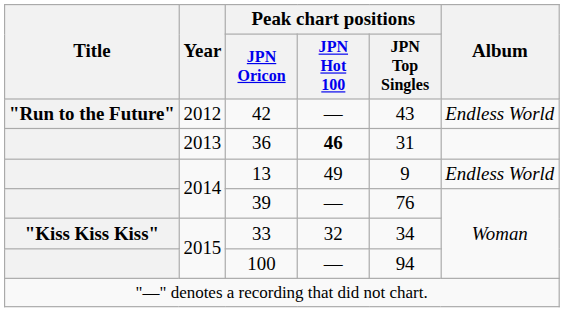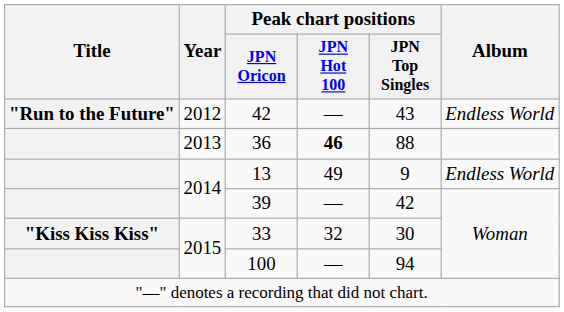(405, 143) 31 -> (405, 143) 88
(405, 203) 76 -> (405, 203) 42
(405, 233) 34 -> (405, 233) 30
